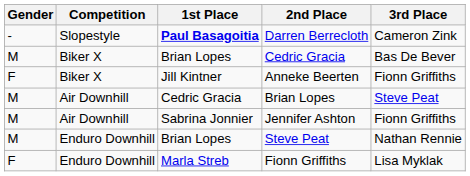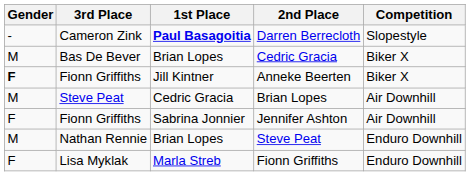columns swapped: (107, 14) <-> (418, 14)
(11, 77) normal -> (11, 77) bold
(13, 118) M -> (11, 118) F
